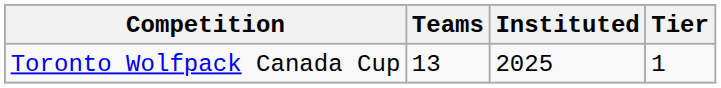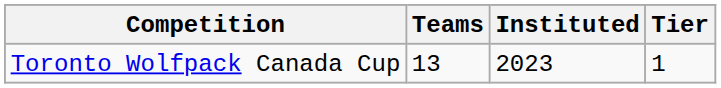(524, 64) 2025 -> (524, 64) 2023
